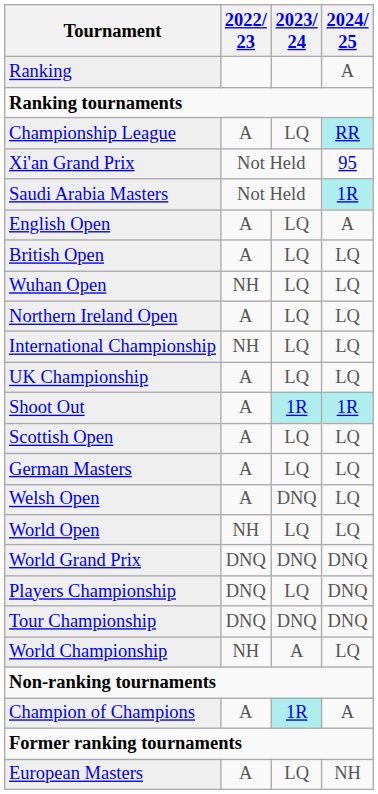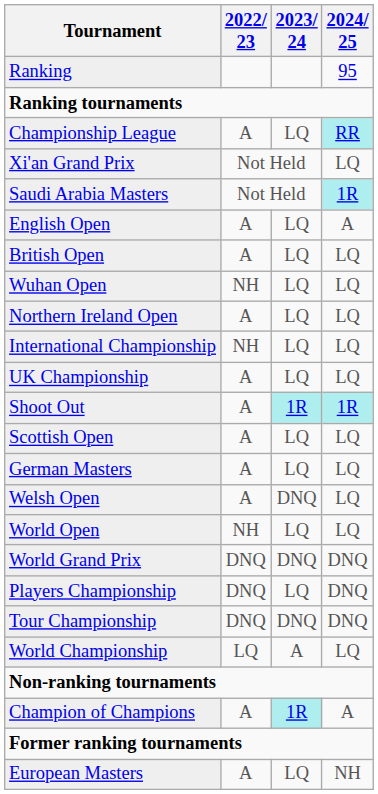(348, 71) A -> (348, 71) 95
(348, 163) 95 -> (348, 163) LQ
(246, 651) NH -> (246, 651) LQ
